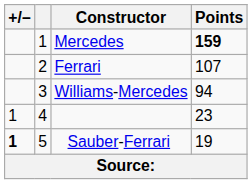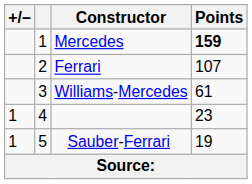(204, 91) 94 -> (204, 91) 61
(13, 141) bold -> (13, 141) normal
